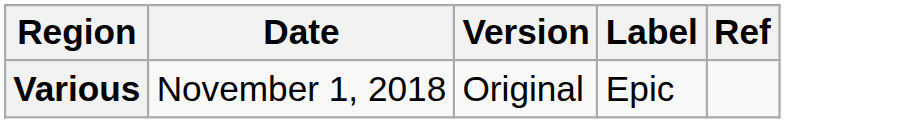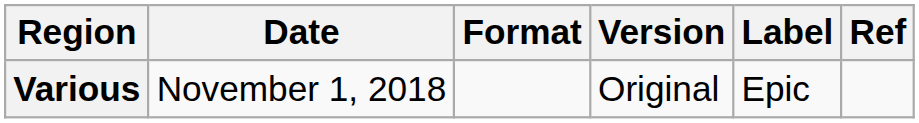+ column: (522, 32)
